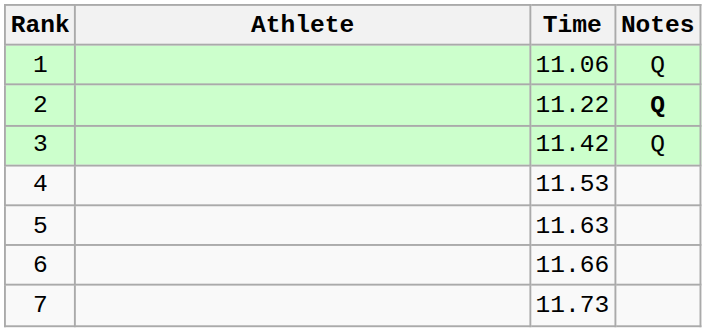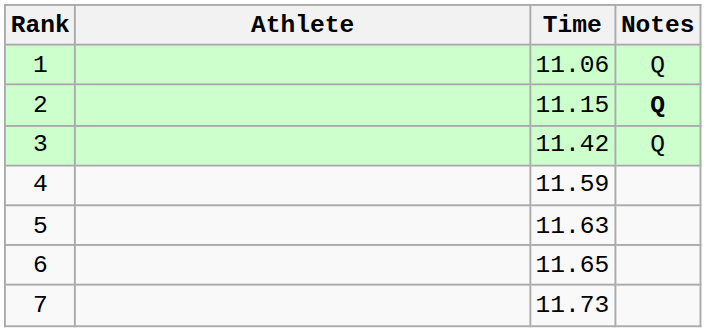(572, 105) 11.22 -> (572, 105) 11.15
(572, 185) 11.53 -> (572, 185) 11.59
(572, 265) 11.66 -> (572, 265) 11.65
